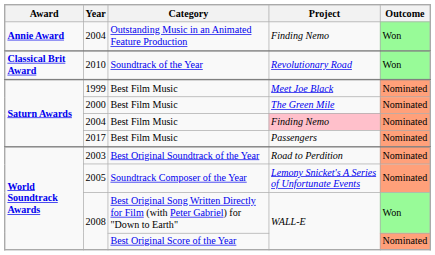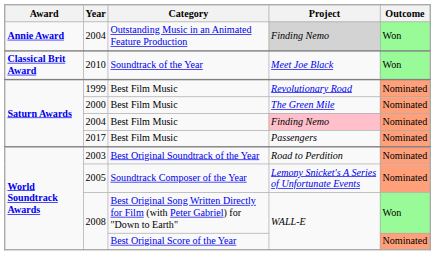(300, 36) no background -> (300, 36) lightgrey background
(312, 65) Revolutionary Road -> (302, 65) Meet Joe Black
(302, 88) Meet Joe Black -> (312, 88) Revolutionary Road
